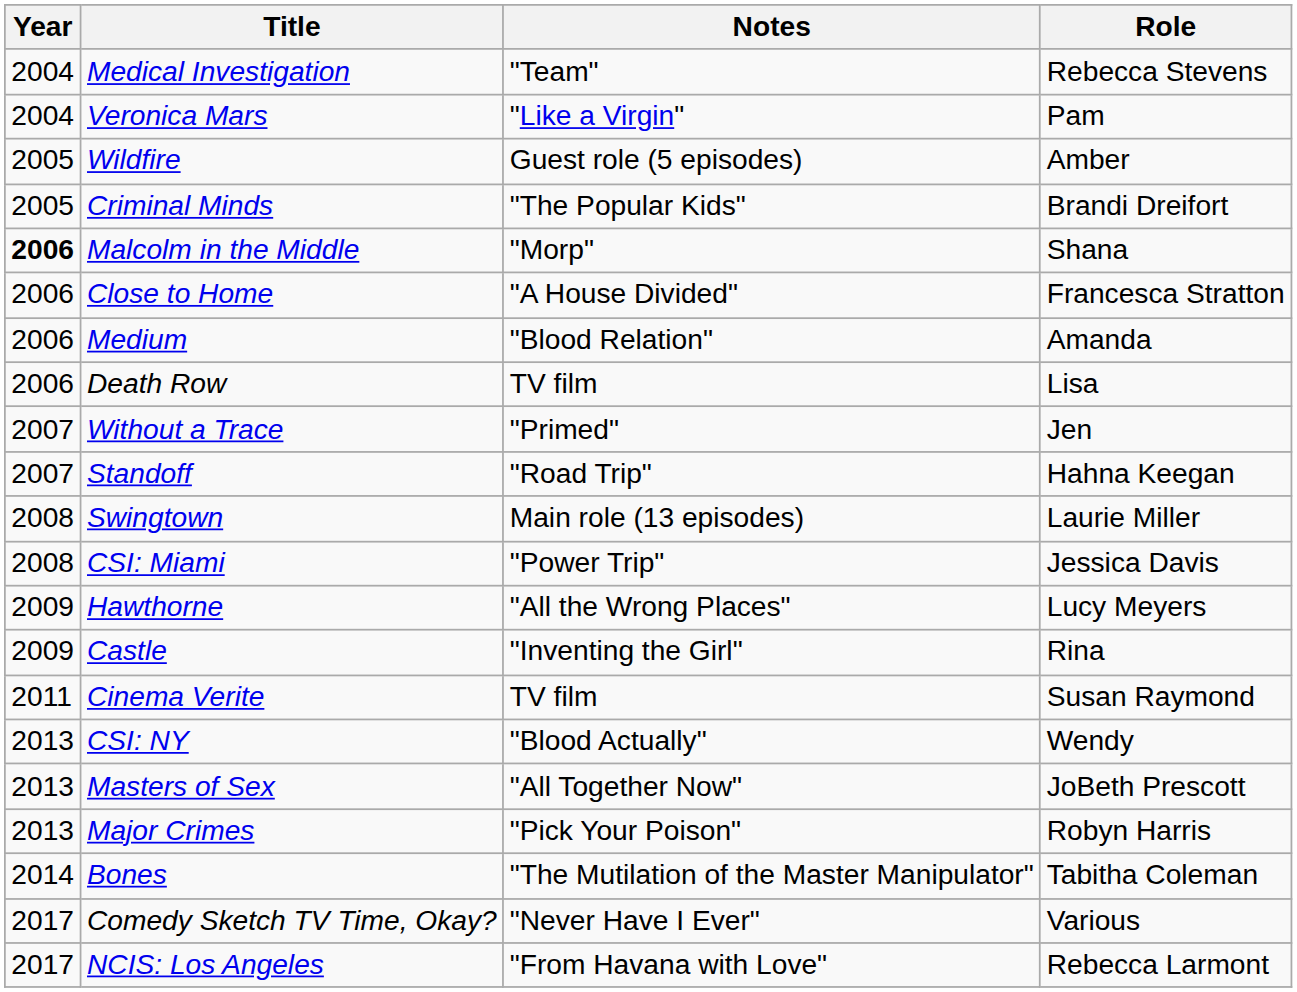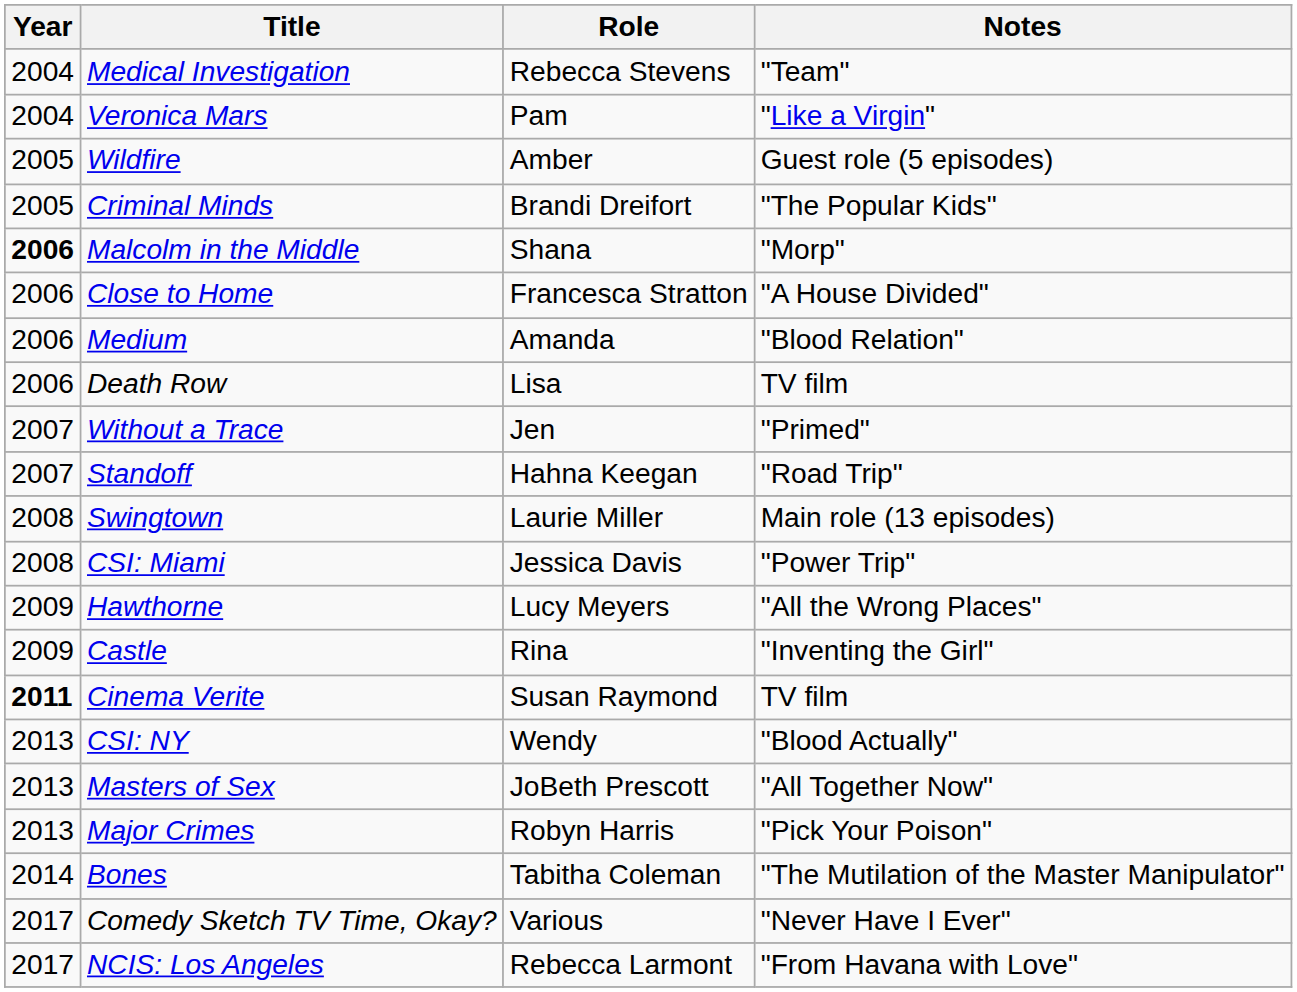columns swapped: (1166, 26) <-> (772, 26)
(42, 696) normal -> (42, 696) bold
